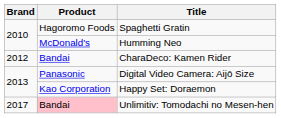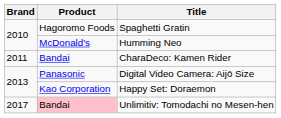(17, 58) 2012 -> (17, 58) 2011
